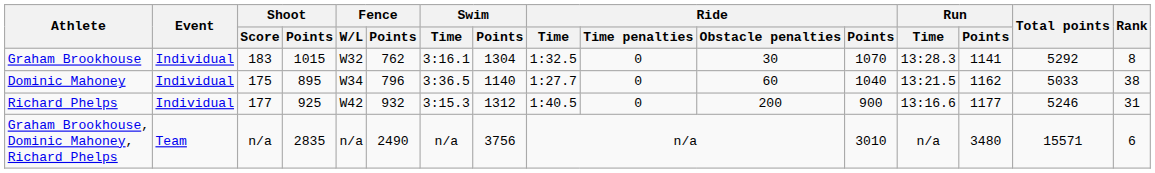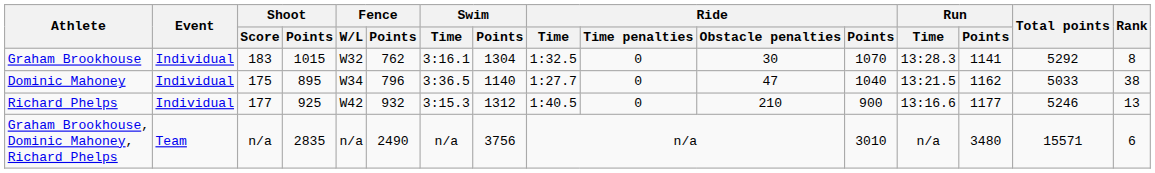(770, 81) 60 -> (770, 81) 47
(770, 103) 200 -> (770, 103) 210
(1132, 103) 31 -> (1132, 103) 13
